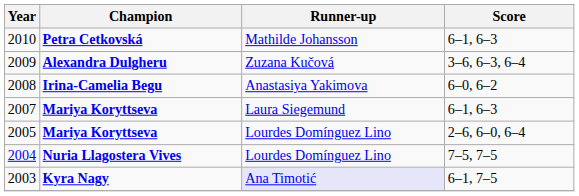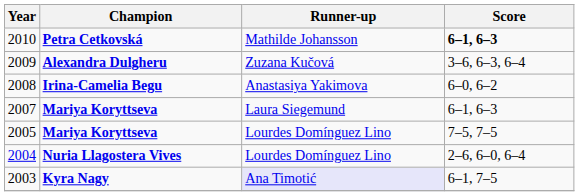(473, 39) normal -> (473, 39) bold
(487, 132) 2–6, 6–0, 6–4 -> (473, 132) 7–5, 7–5
(473, 156) 7–5, 7–5 -> (487, 156) 2–6, 6–0, 6–4
